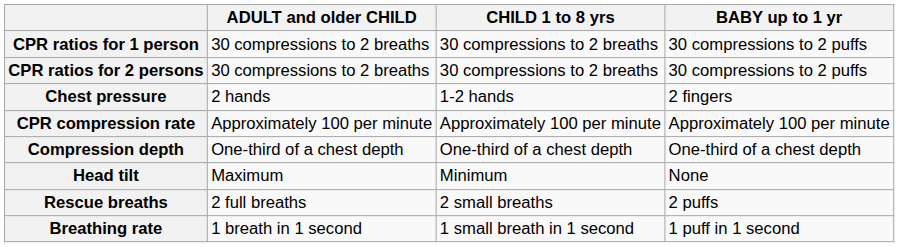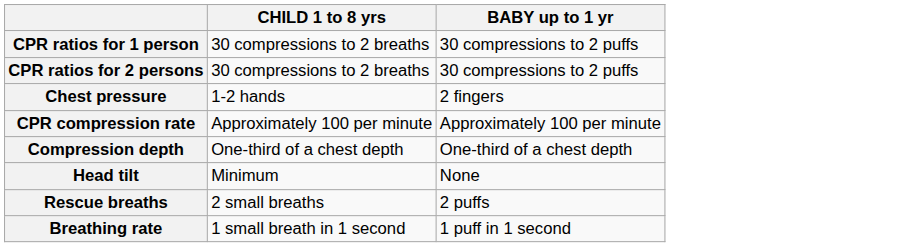- column: (322, 17)
